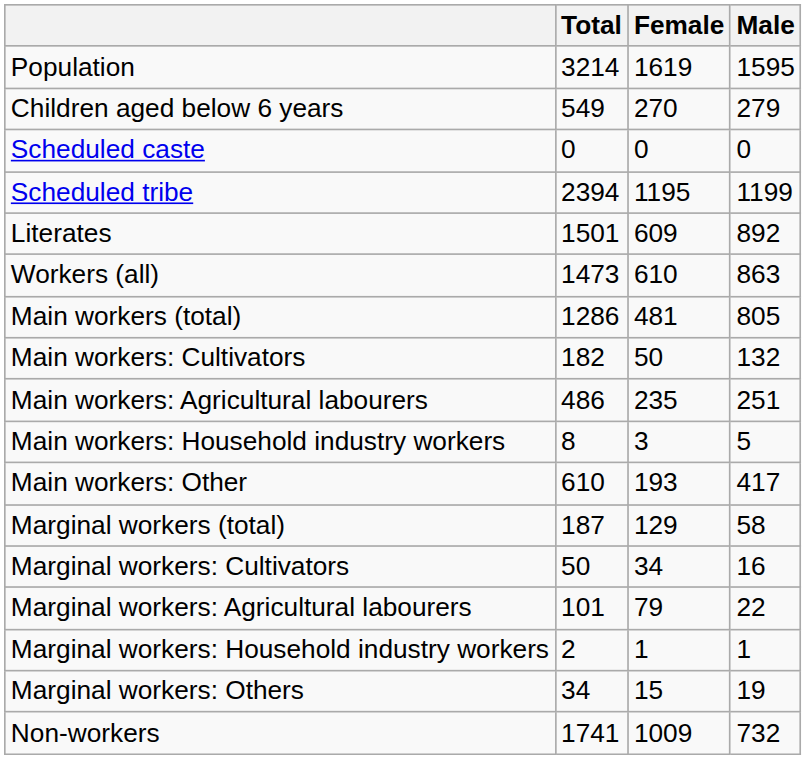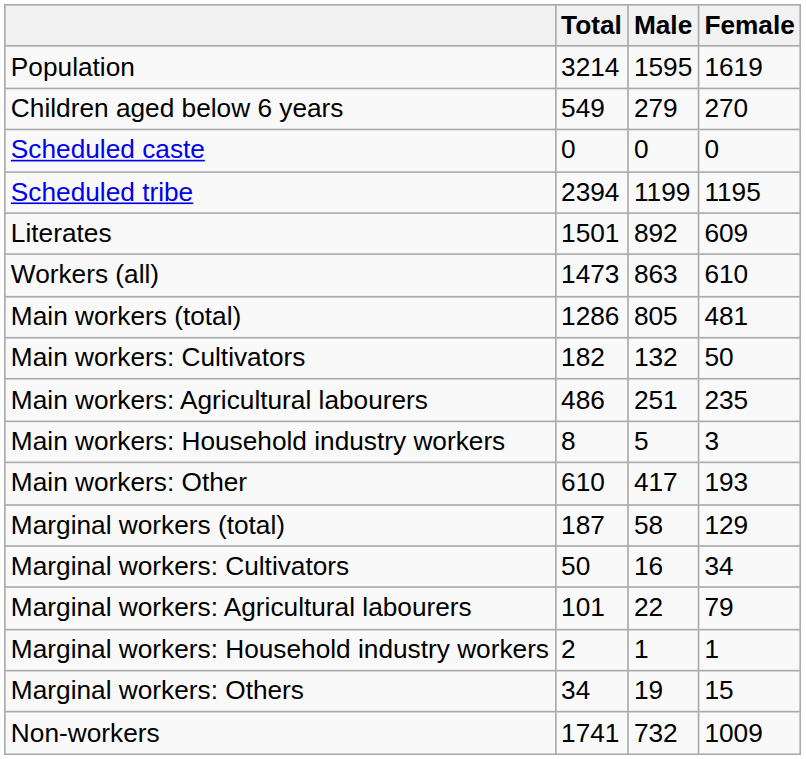columns swapped: (766, 25) <-> (679, 25)
